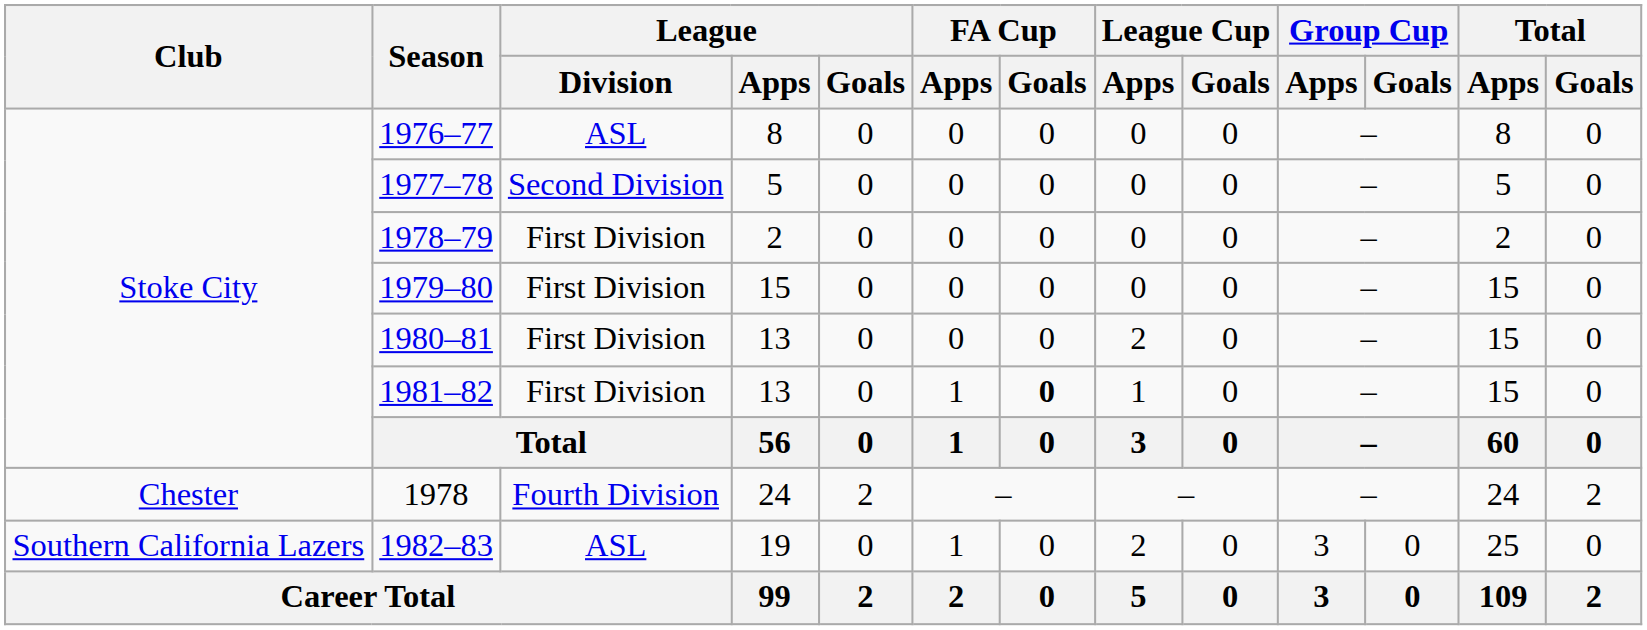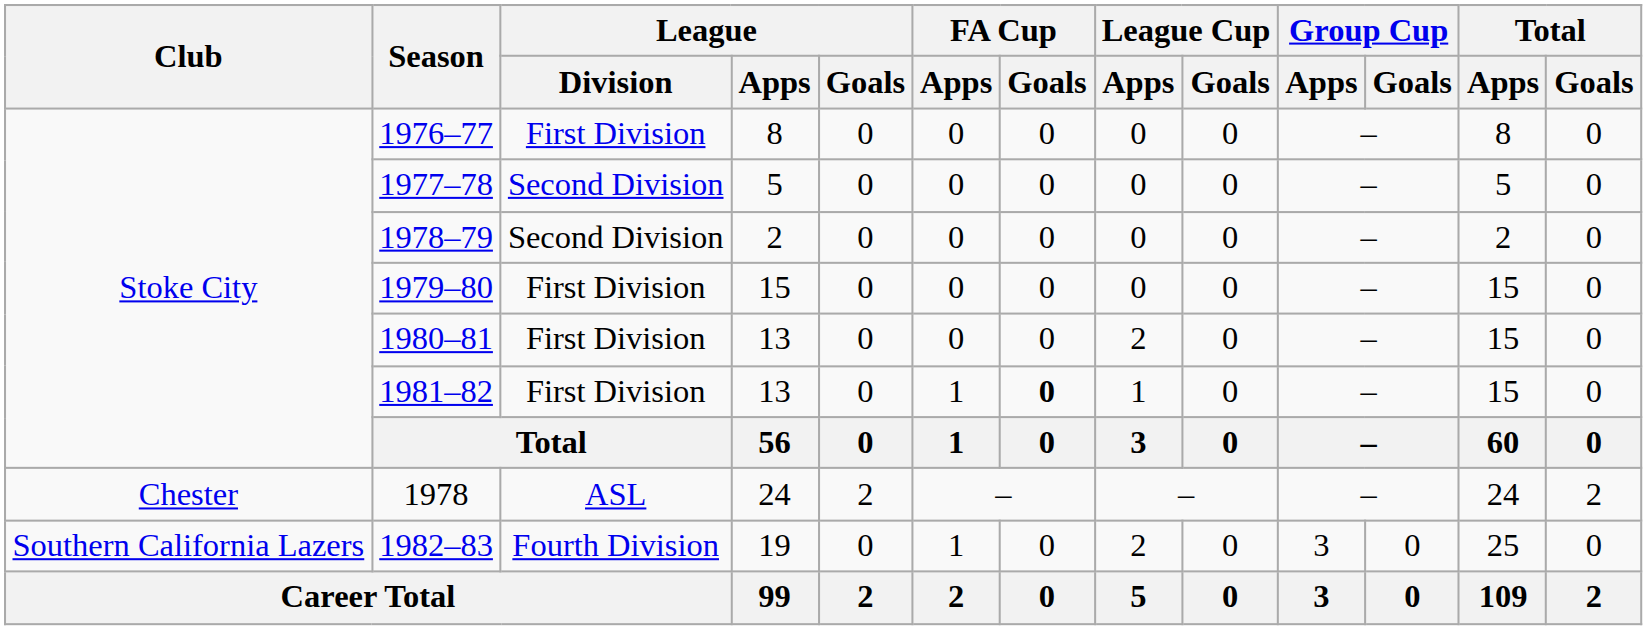(616, 133) ASL -> (616, 133) First Division
(616, 236) First Division -> (616, 236) Second Division
(616, 493) Fourth Division -> (616, 493) ASL
(616, 545) ASL -> (616, 545) Fourth Division
